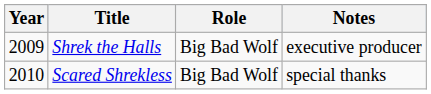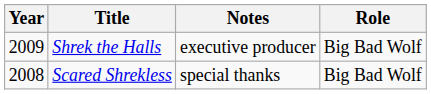columns swapped: (229, 18) <-> (354, 18)
(26, 74) 2010 -> (26, 74) 2008
